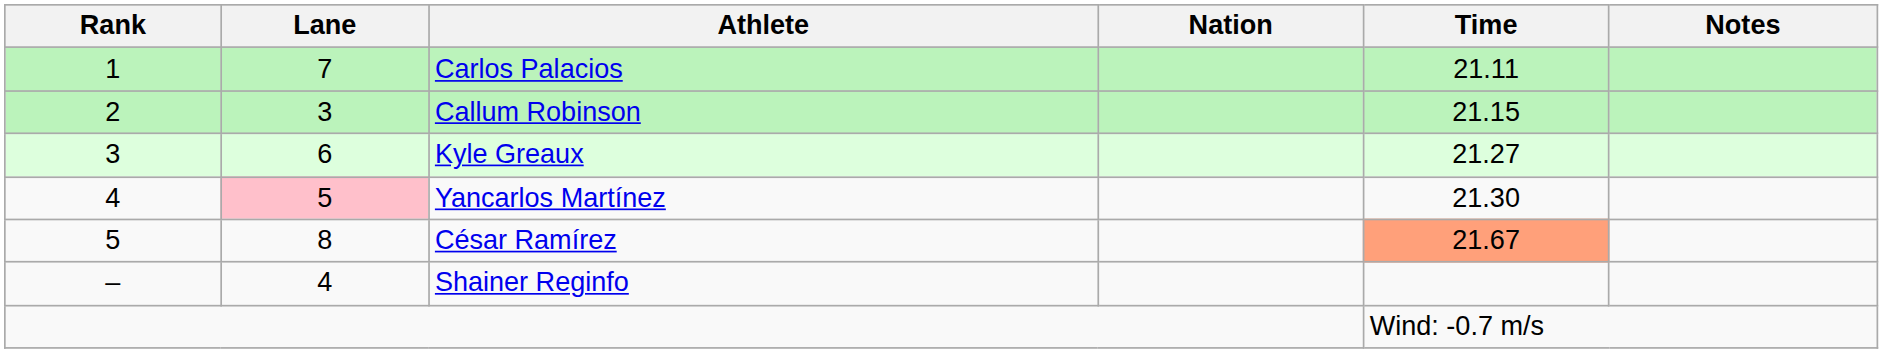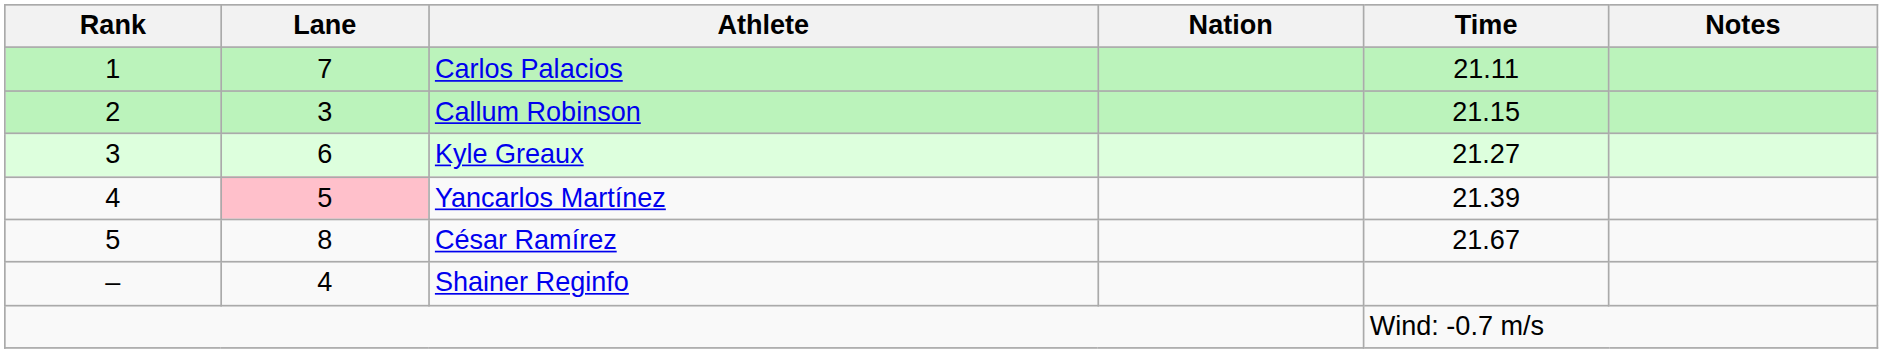(1486, 197) 21.30 -> (1486, 197) 21.39
(1486, 240) lightsalmon background -> (1486, 240) no background
